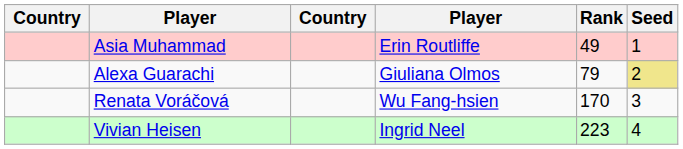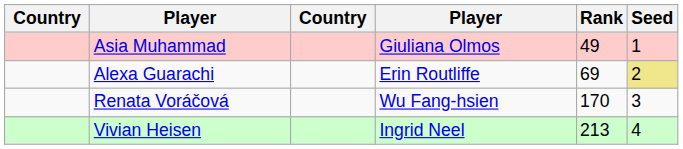(430, 46) Erin Routliffe -> (440, 46) Giuliana Olmos
(440, 74) Giuliana Olmos -> (430, 74) Erin Routliffe
(590, 74) 79 -> (590, 74) 69
(595, 130) 223 -> (595, 130) 213
